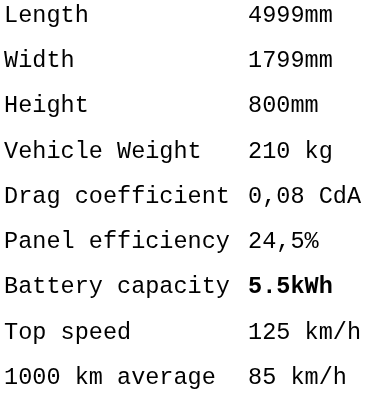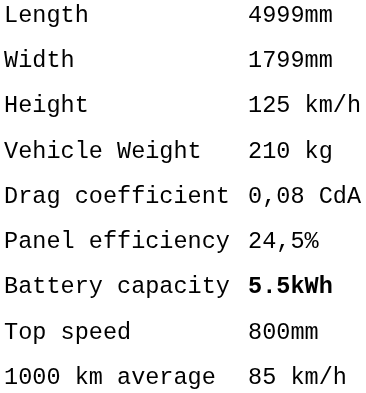(283, 106) 800mm -> (305, 106) 125 km/h
(305, 332) 125 km/h -> (283, 332) 800mm
